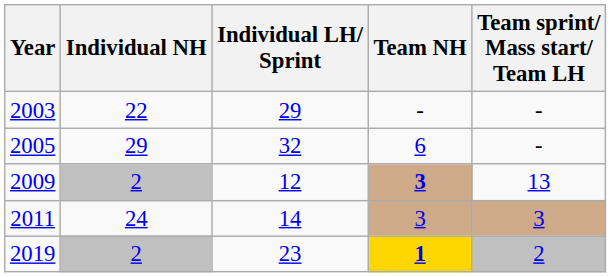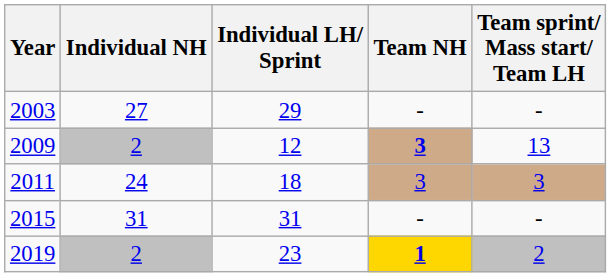(136, 109) 22 -> (136, 109) 27
- row: (33, 145)
(290, 217) 14 -> (290, 181) 18
+ row: (33, 217)
